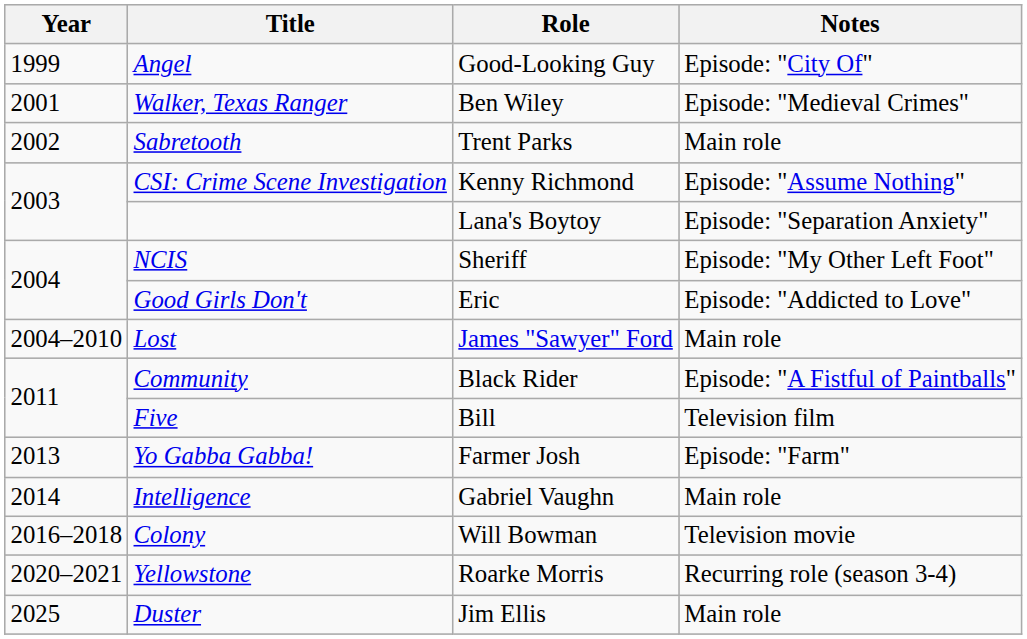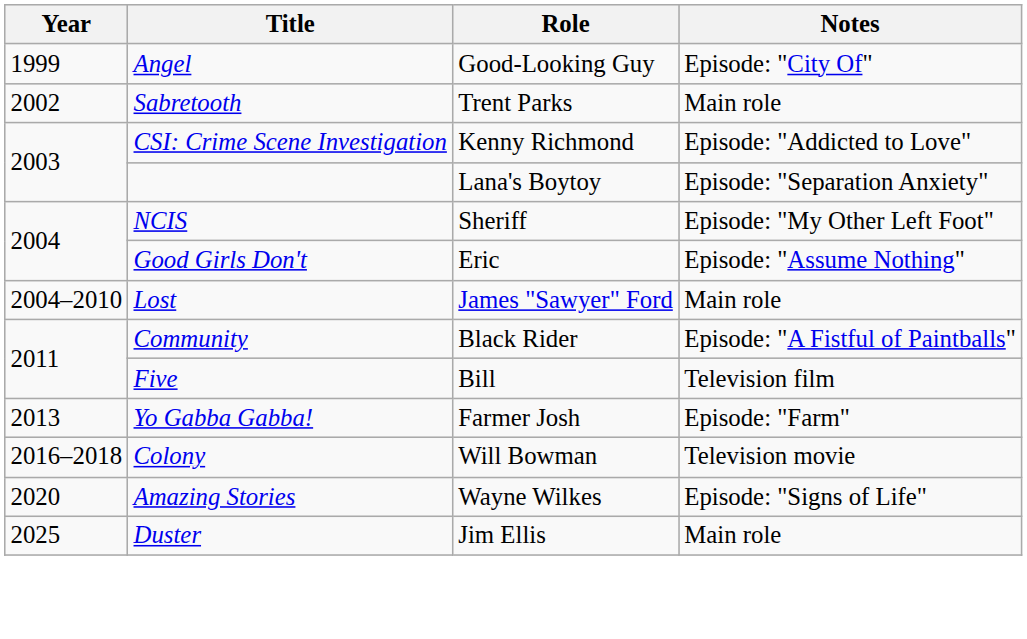- row: (240, 102)
(825, 181) Episode: "Assume Nothing" -> (828, 142) Episode: "Addicted to Love"
(828, 299) Episode: "Addicted to Love" -> (825, 260) Episode: "Assume Nothing"
- row: (192, 496)
+ row: (214, 496)
- row: (192, 574)
